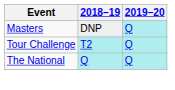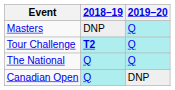(86, 45) normal -> (89, 45) bold
+ row: (43, 77)
